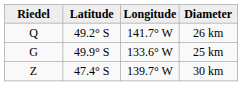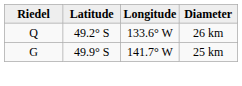(150, 33) 141.7° W -> (150, 33) 133.6° W
(150, 52) 133.6° W -> (150, 52) 141.7° W
- row: (208, 71)
